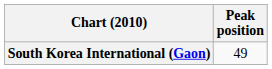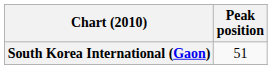(240, 53) 49 -> (240, 53) 51
